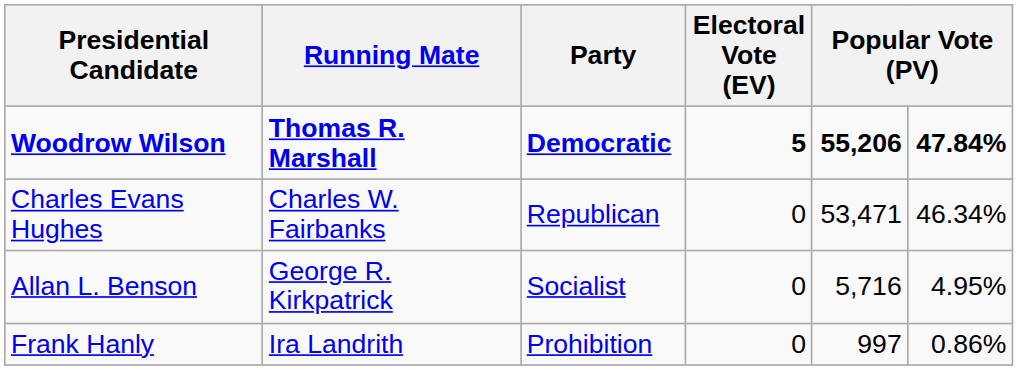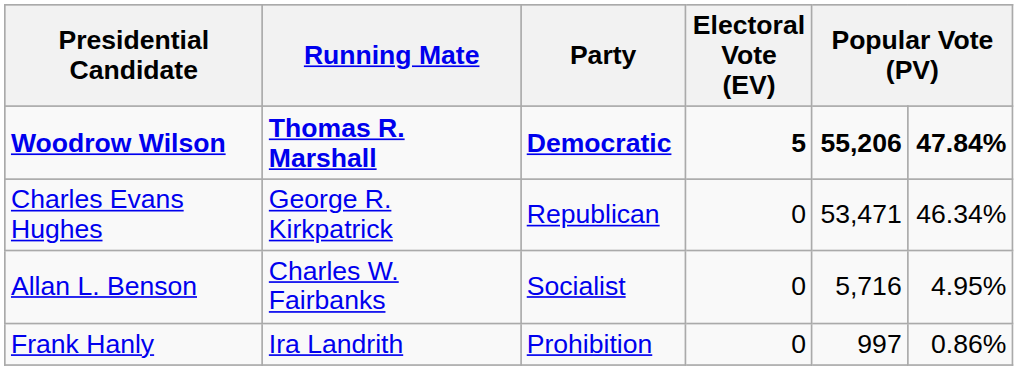(334, 214) Charles W. Fairbanks -> (331, 214) George R. Kirkpatrick
(331, 286) George R. Kirkpatrick -> (334, 286) Charles W. Fairbanks
